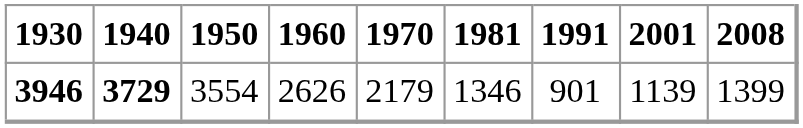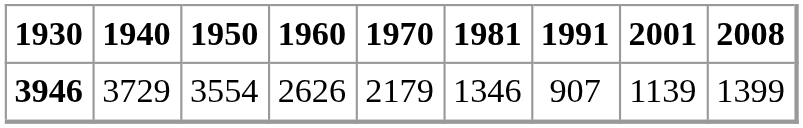(136, 91) bold -> (136, 91) normal
(575, 91) 901 -> (575, 91) 907
